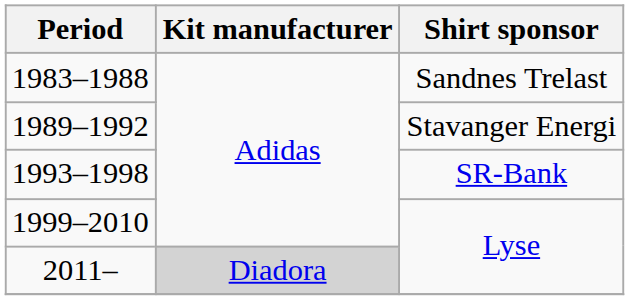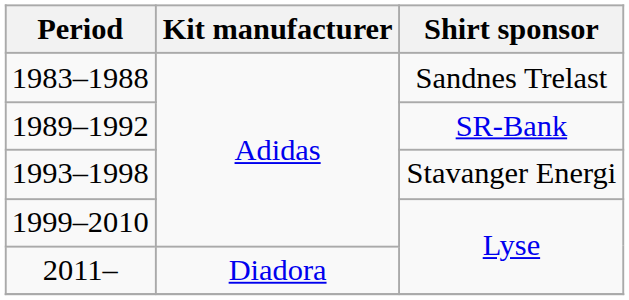(511, 125) Stavanger Energi -> (511, 125) SR-Bank
(511, 173) SR-Bank -> (511, 173) Stavanger Energi
(278, 270) lightgrey background -> (278, 270) no background
